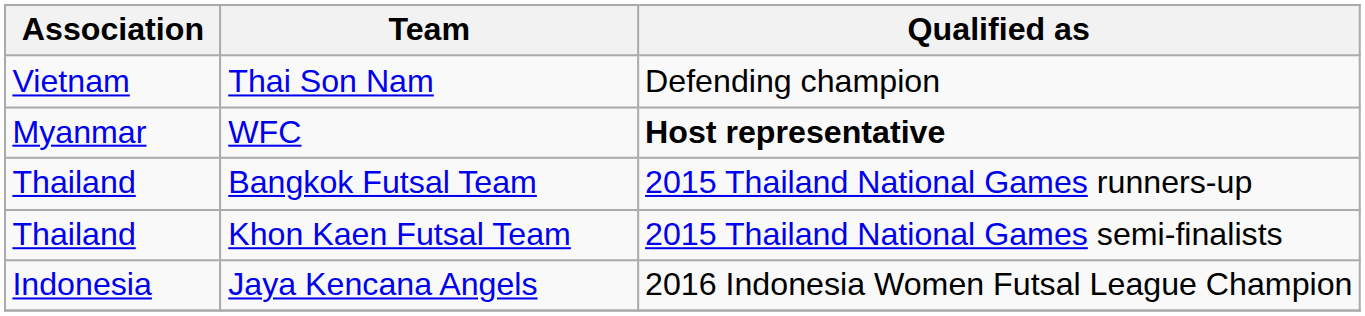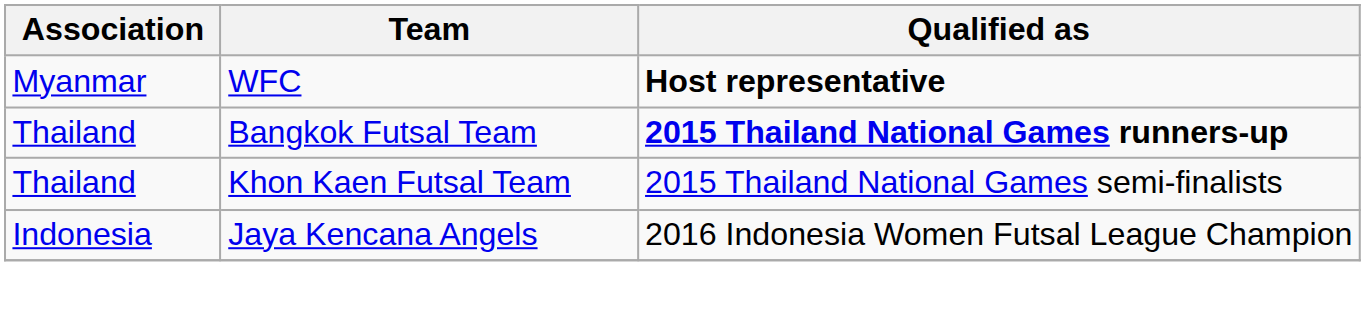- row: (331, 81)
(949, 183) normal -> (967, 132) bold
